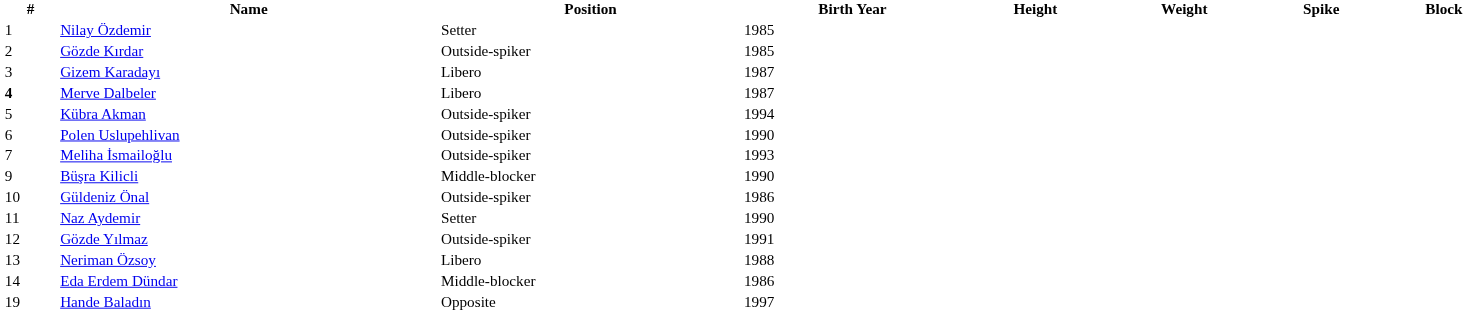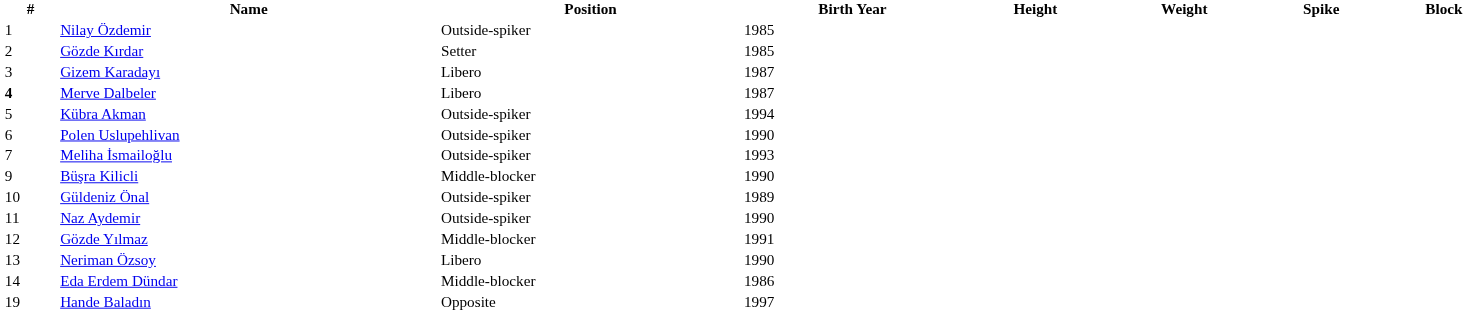(459, 30) Setter -> (486, 30) Outside-spiker
(486, 51) Outside-spiker -> (459, 51) Setter
(759, 197) 1986 -> (759, 197) 1989
(459, 218) Setter -> (486, 218) Outside-spiker
(486, 239) Outside-spiker -> (488, 239) Middle-blocker
(759, 260) 1988 -> (759, 260) 1990
